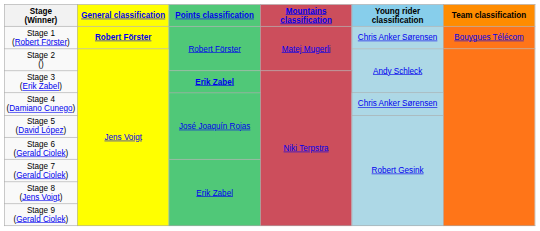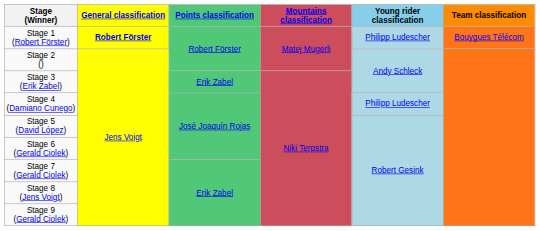(398, 38) Chris Anker Sørensen -> (398, 38) Philipp Ludescher
(215, 82) bold -> (215, 82) normal
(398, 104) Chris Anker Sørensen -> (398, 104) Philipp Ludescher
